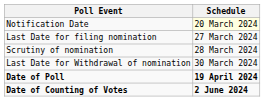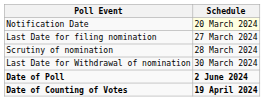(226, 77) 19 April 2024 -> (221, 77) 2 June 2024
(221, 90) 2 June 2024 -> (226, 90) 19 April 2024
